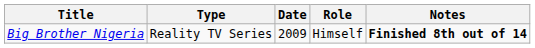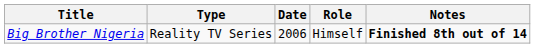(292, 34) 2009 -> (292, 34) 2006
